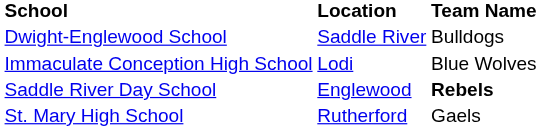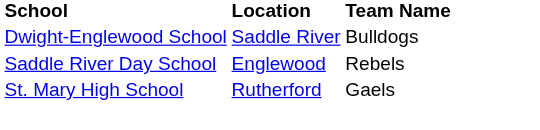- row: (159, 63)
(462, 89) bold -> (375, 63) normal
